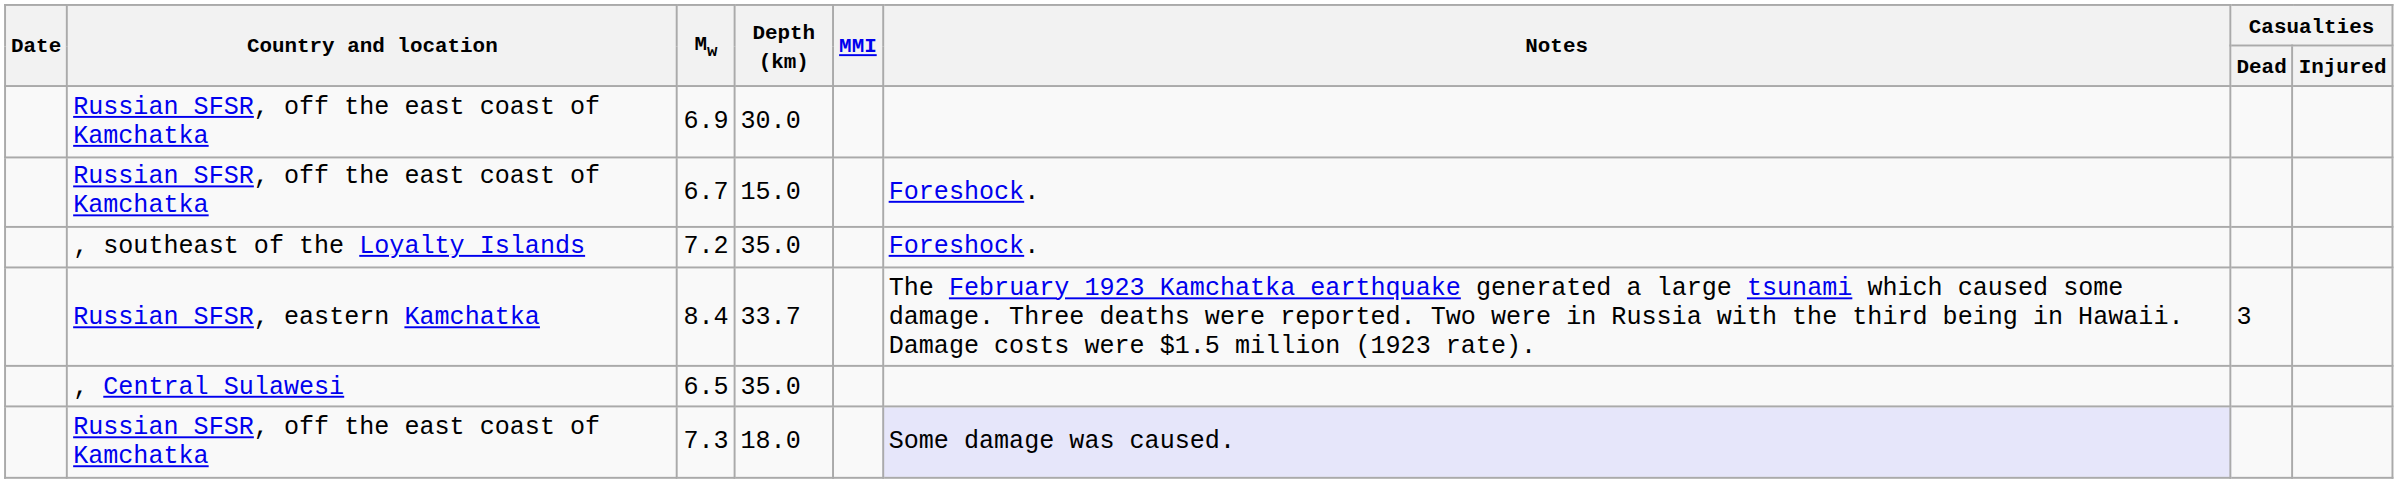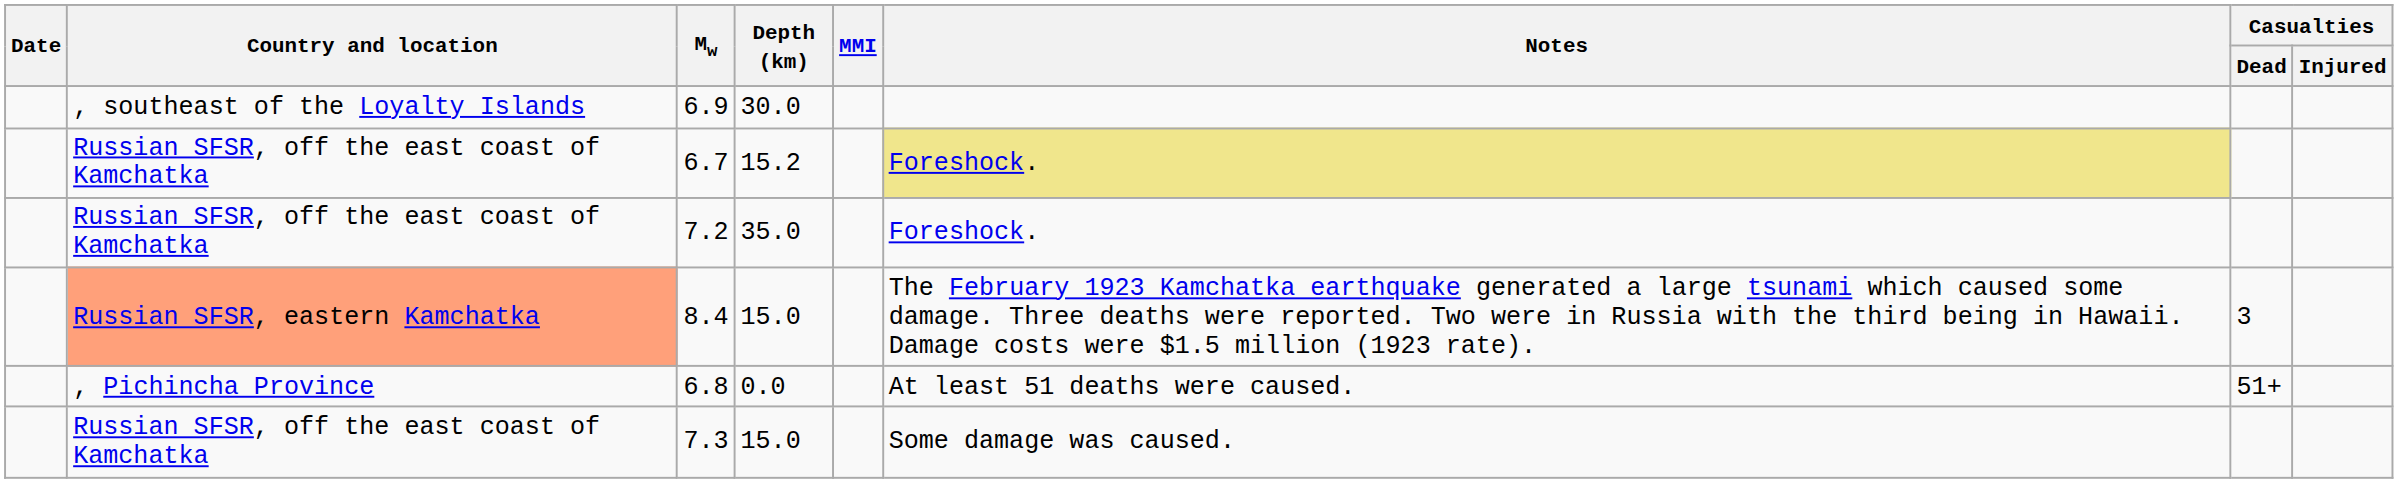(337, 122) Russian SFSR, off the east coast of Kamchatka -> (329, 107) , southeast of the Loyalty Islands
(771, 192) 15.0 -> (771, 163) 15.2
(964, 192) no background -> (964, 163) khaki background
(329, 247) , southeast of the Loyalty Islands -> (337, 232) Russian SFSR, off the east coast of Kamchatka
(307, 317) no background -> (307, 317) lightsalmon background
(771, 317) 33.7 -> (771, 317) 15.0
- row: (706, 387)
+ row: (706, 387)
(771, 442) 18.0 -> (771, 442) 15.0
(1062, 442) lavender background -> (1062, 442) no background
